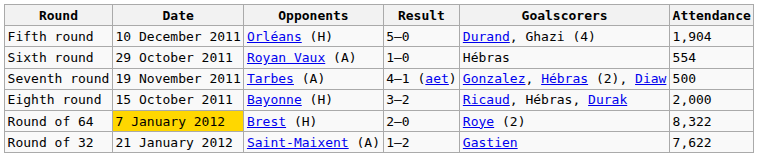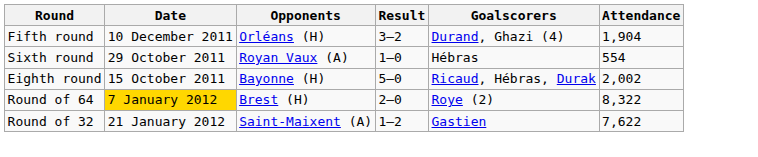(398, 36) 5–0 -> (390, 36) 3–2
- row: (58, 79)
(398, 100) 3–2 -> (390, 79) 5–0
(692, 100) 2,000 -> (622, 79) 2,002
